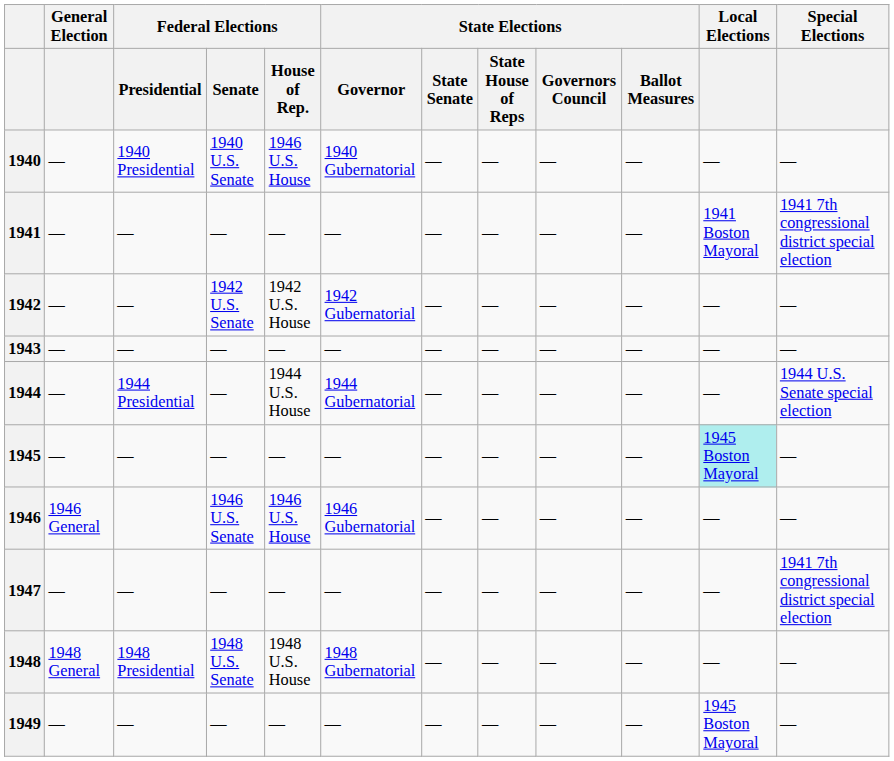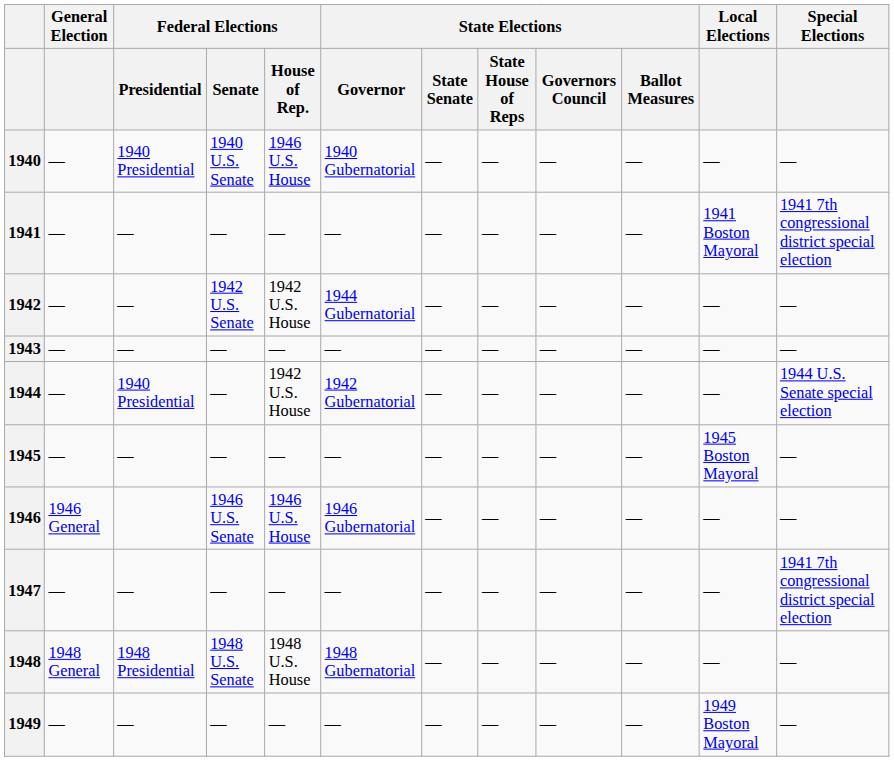(370, 304) 1942 Gubernatorial -> (370, 304) 1944 Gubernatorial
(156, 393) 1944 Presidential -> (156, 393) 1940 Presidential
(290, 393) 1944 U.S. House -> (290, 393) 1942 U.S. House
(370, 393) 1944 Gubernatorial -> (370, 393) 1942 Gubernatorial
(731, 455) paleturquoise background -> (731, 455) no background
(731, 724) 1945 Boston Mayoral -> (731, 724) 1949 Boston Mayoral
